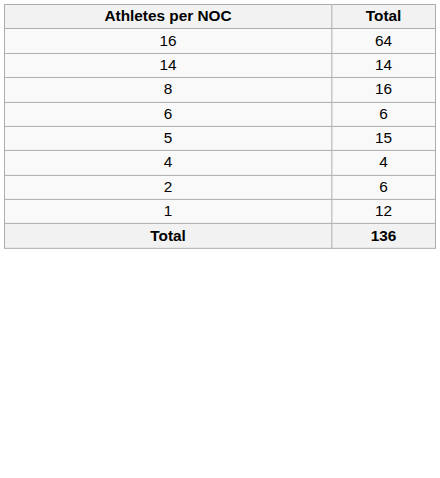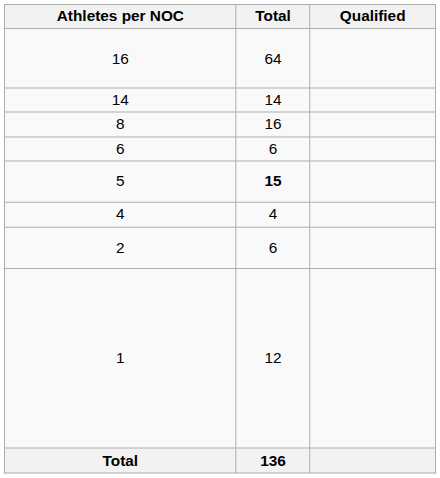+ column: (373, 16)
(384, 138) normal -> (273, 181) bold
